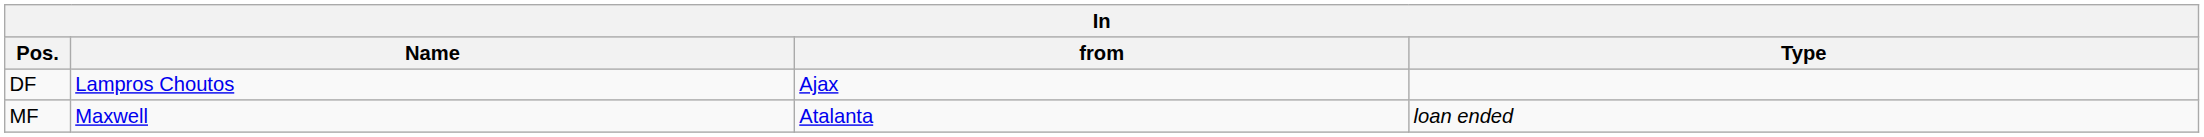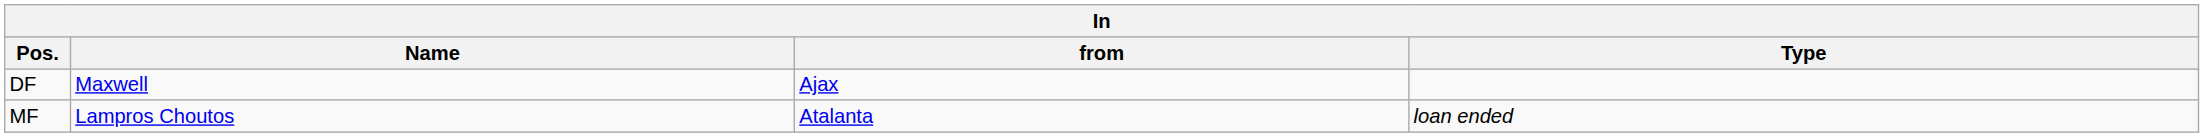(155, 85) Lampros Choutos -> (112, 85) Maxwell
(112, 117) Maxwell -> (155, 117) Lampros Choutos
